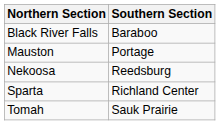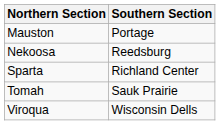- row: (52, 33)
+ row: (28, 110)
